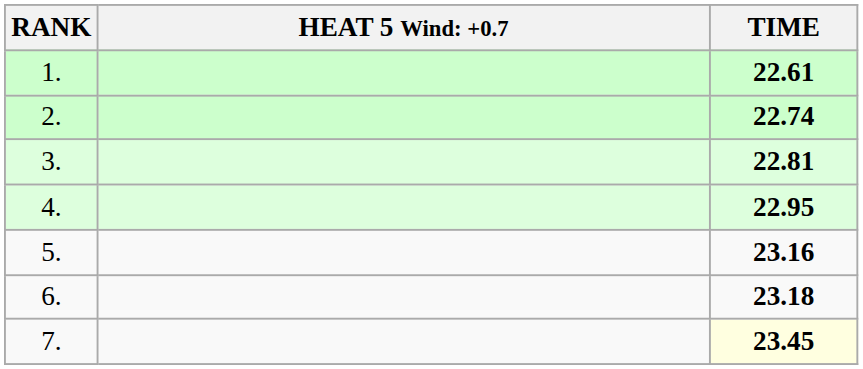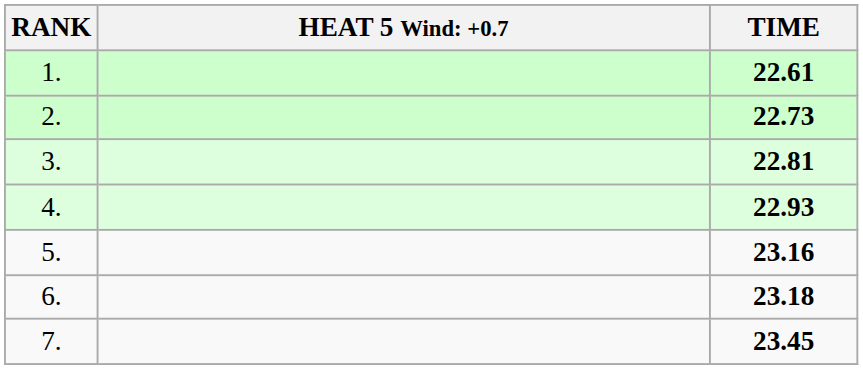(784, 117) 22.74 -> (784, 117) 22.73
(784, 206) 22.95 -> (784, 206) 22.93
(784, 341) lightyellow background -> (784, 341) no background
